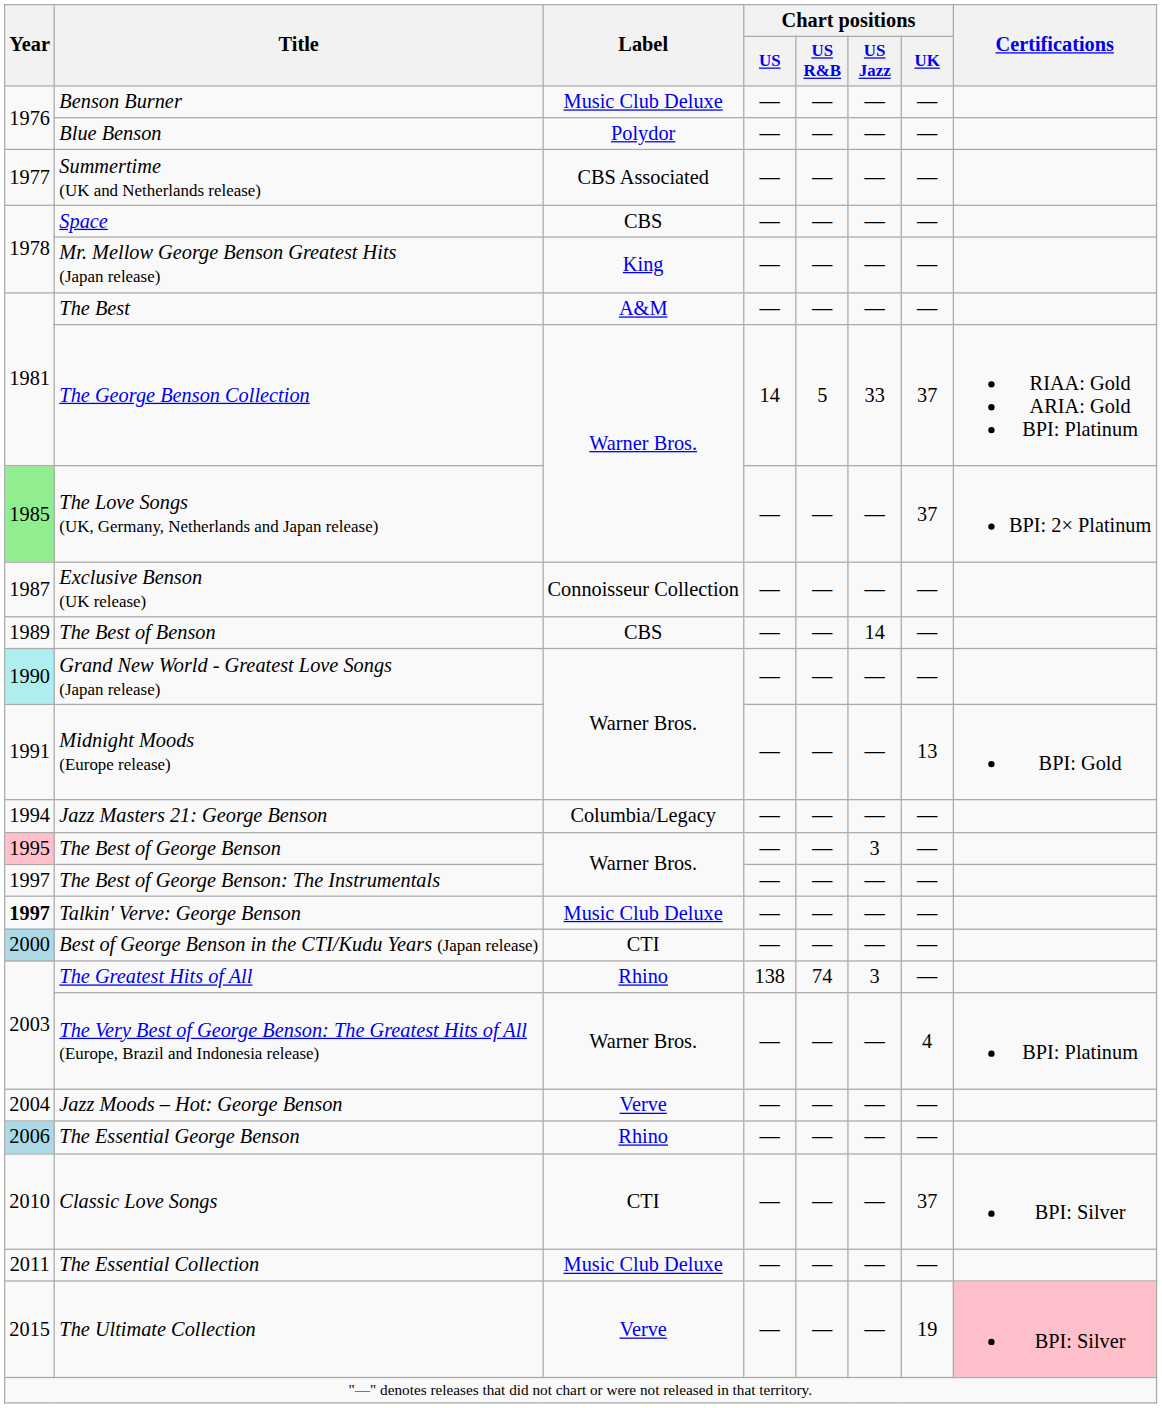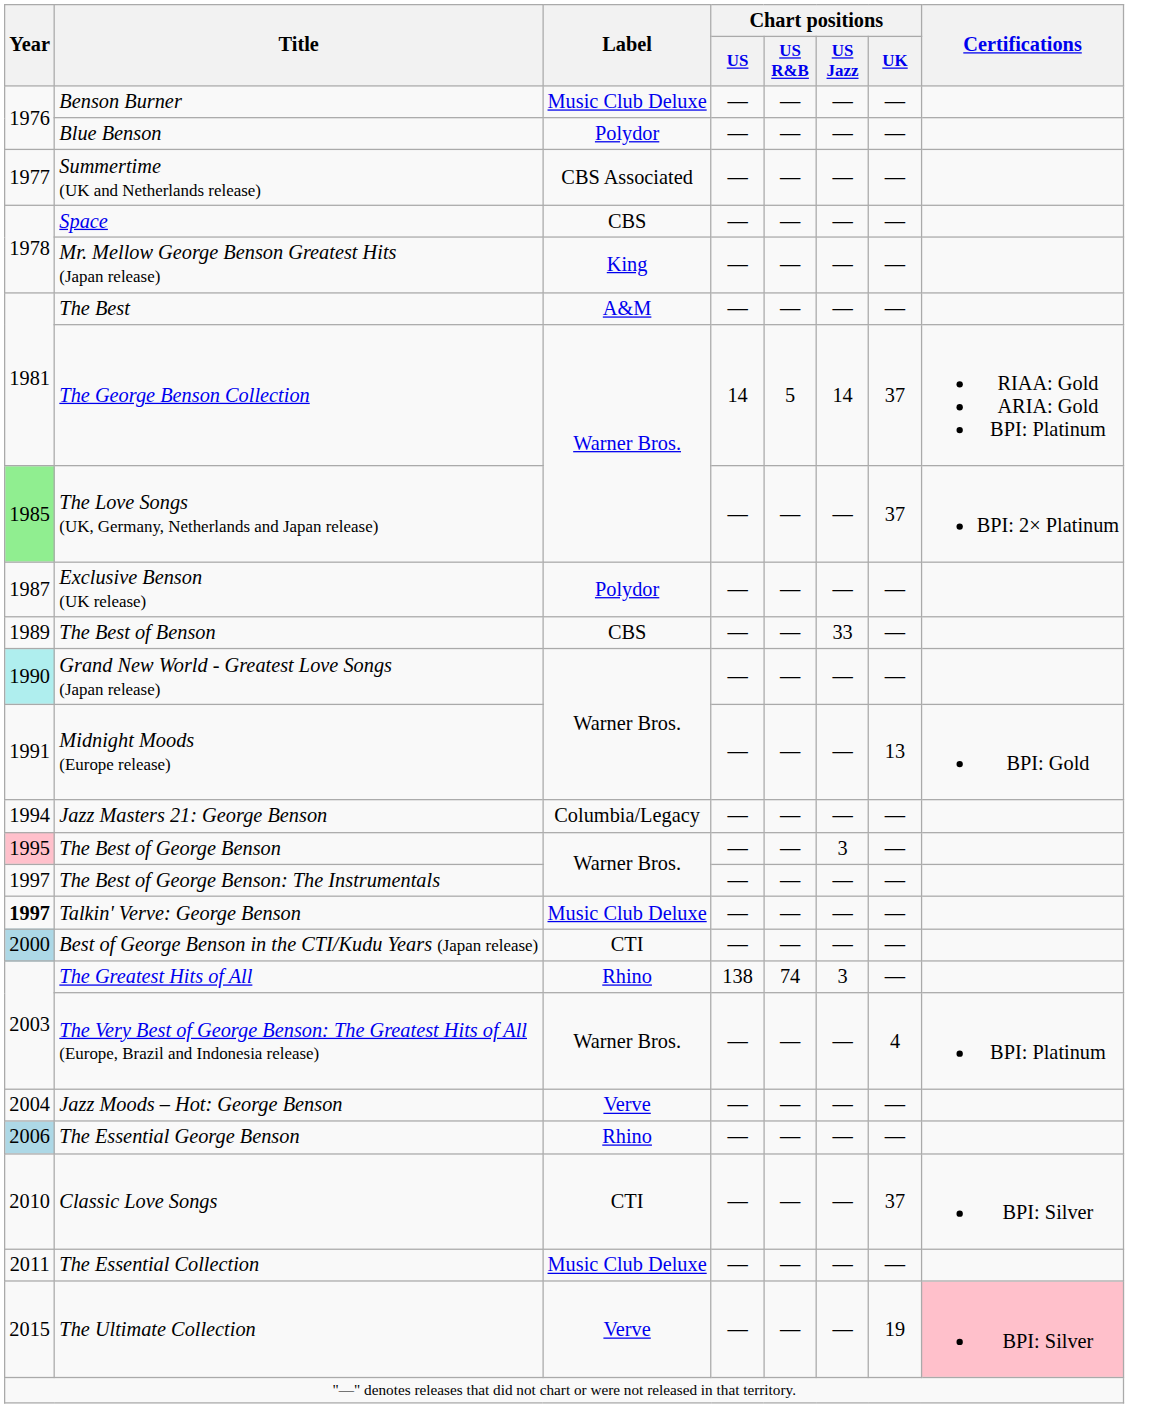(875, 395) 33 -> (843, 395) 14
(643, 589) Connoisseur Collection -> (627, 589) Polydor
(875, 632) 14 -> (843, 632) 33
